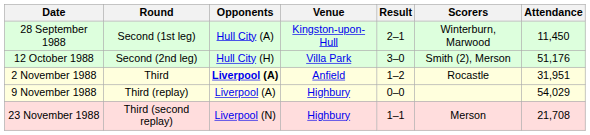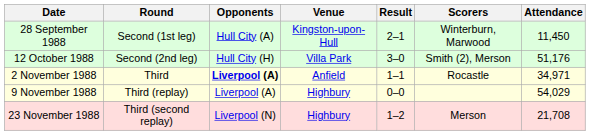(396, 76) 1–2 -> (396, 76) 1–1
(554, 76) 31,951 -> (554, 76) 34,971
(396, 116) 1–1 -> (396, 116) 1–2
